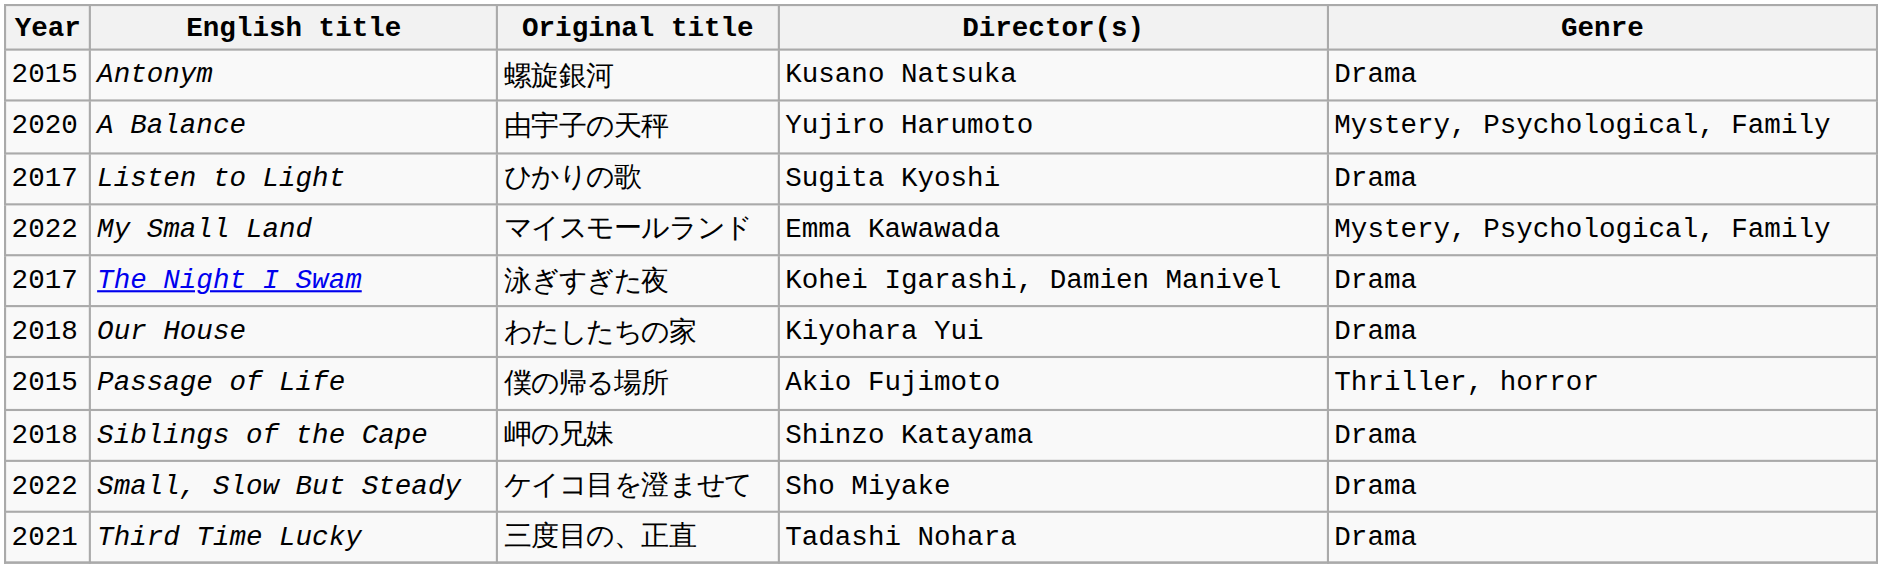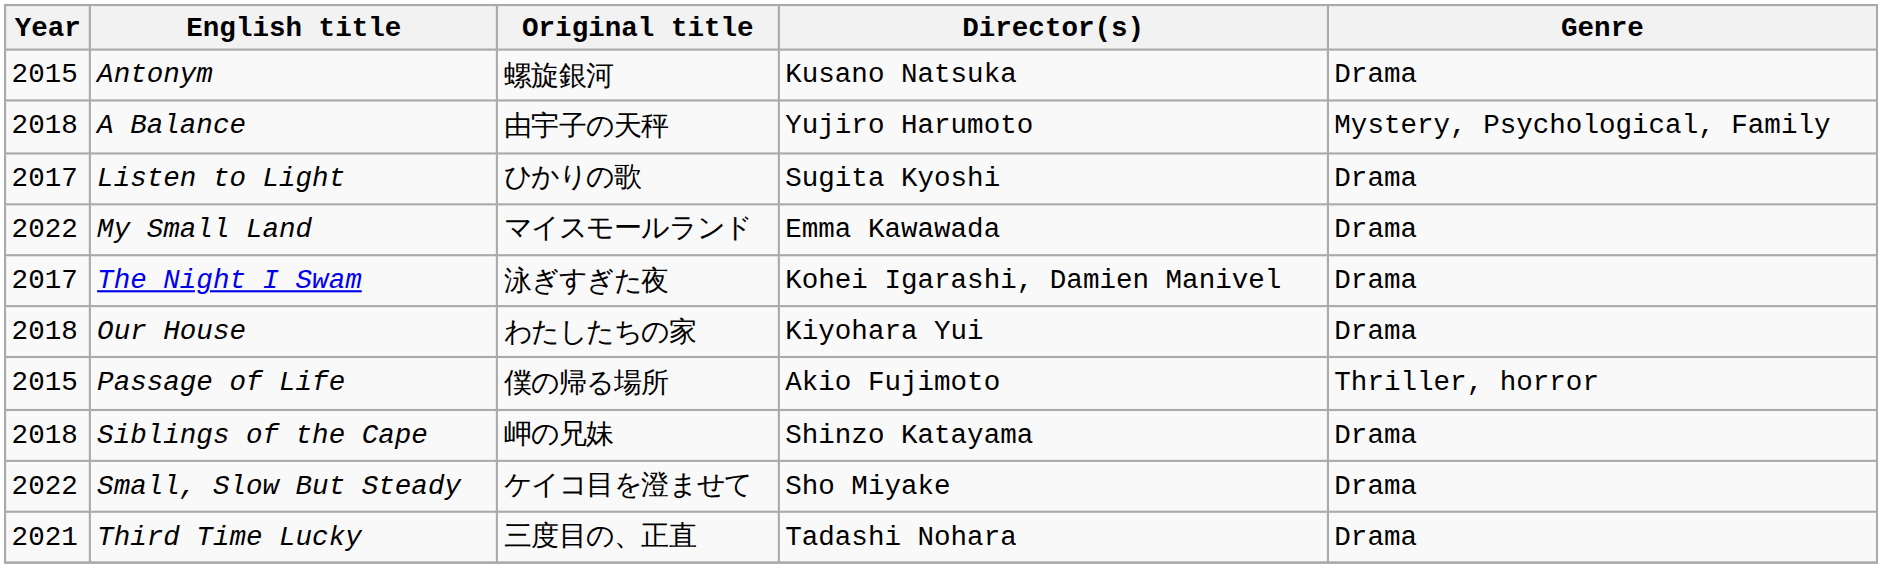(45, 127) 2020 -> (45, 127) 2018
(1582, 229) Mystery, Psychological, Family -> (1376, 229) Drama
